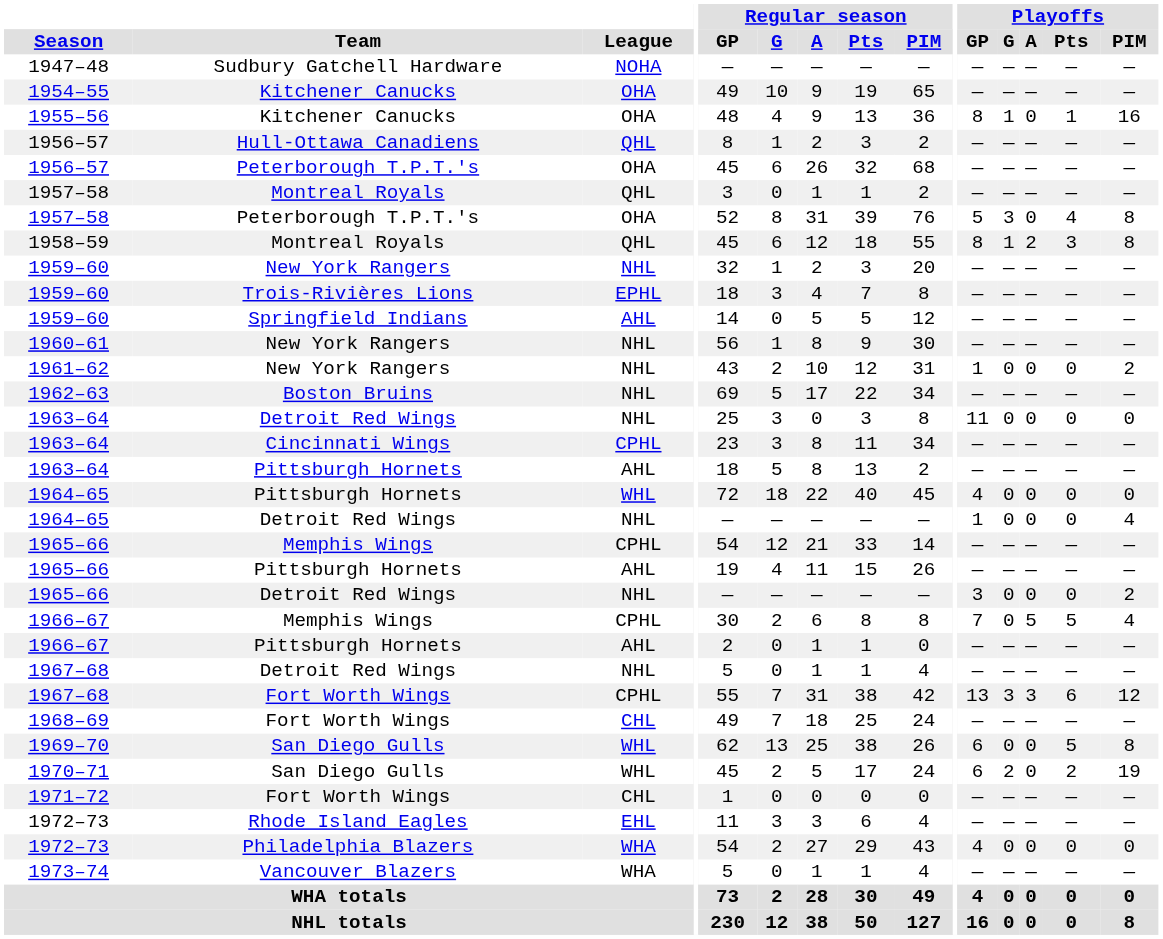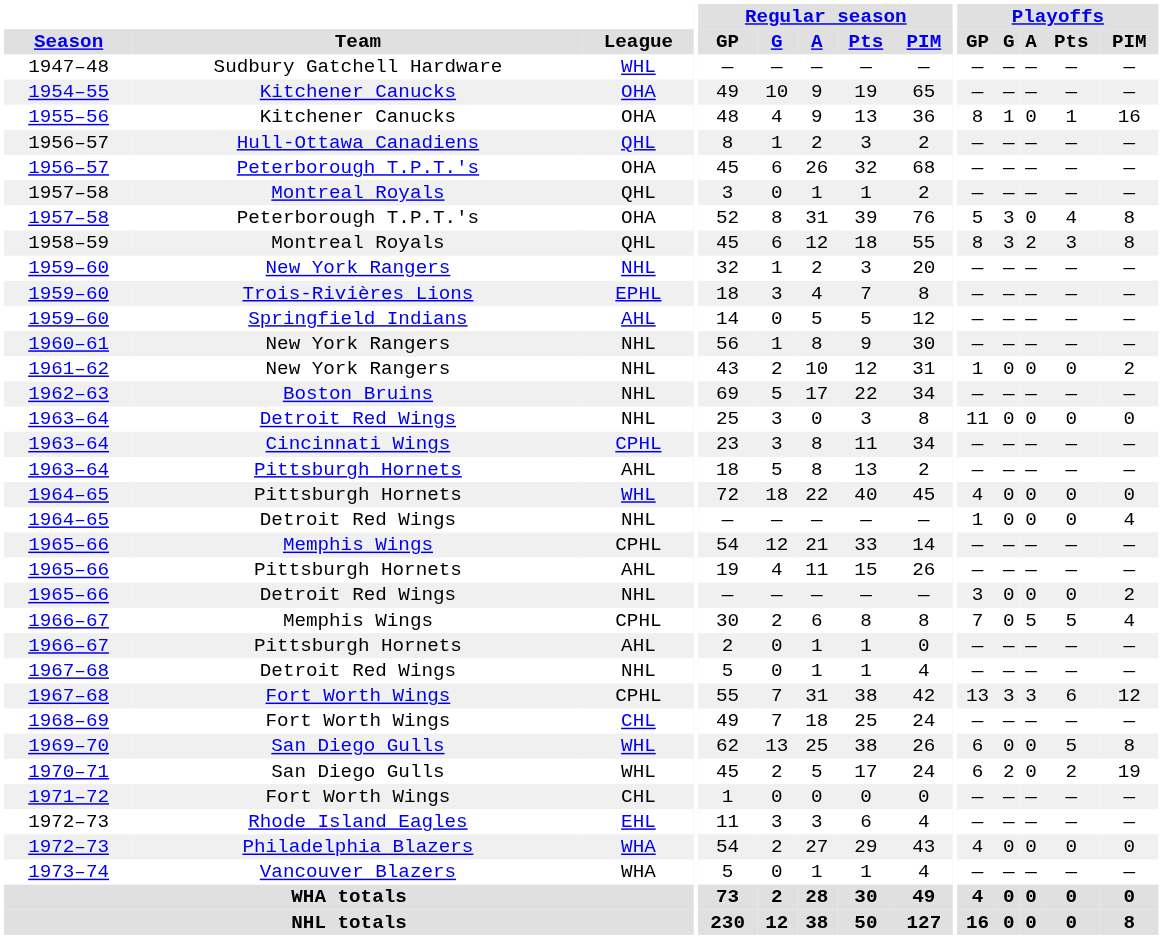(638, 67) NOHA -> (638, 67) WHL
(1009, 243) 1 -> (1009, 243) 3
